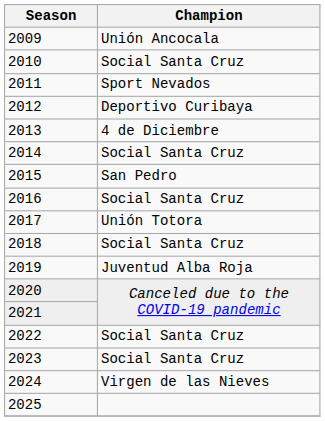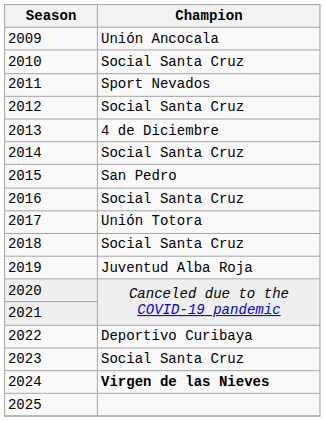(177, 108) Deportivo Curibaya -> (173, 108) Social Santa Cruz
(173, 336) Social Santa Cruz -> (177, 336) Deportivo Curibaya
(185, 382) normal -> (185, 382) bold
